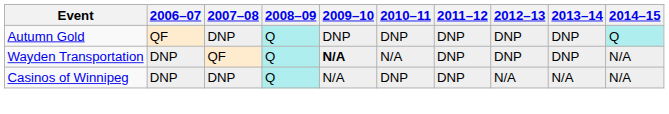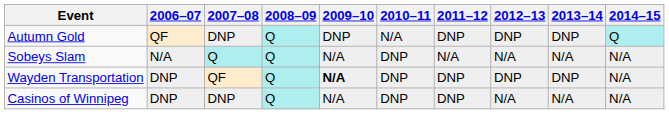(394, 36) DNP -> (391, 36) N/A
+ row: (46, 57)
(391, 57) N/A -> (394, 78) DNP
